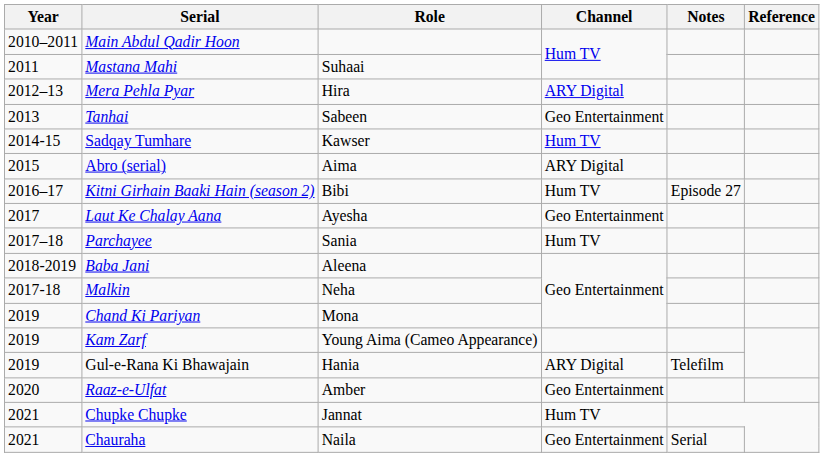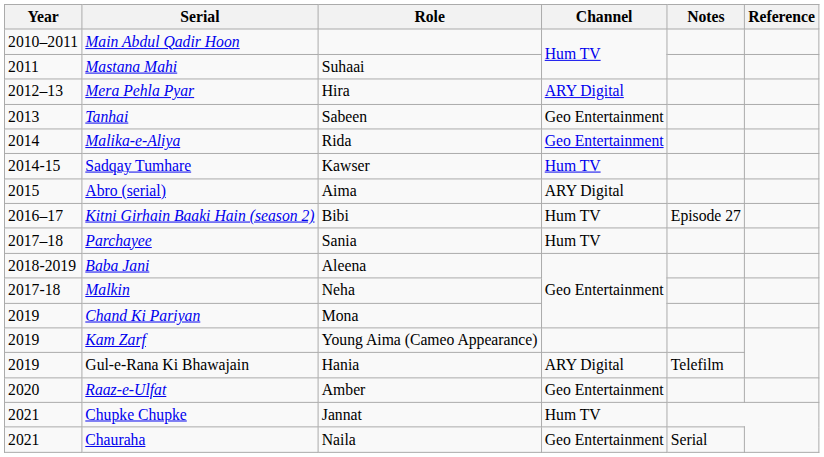+ row: (133, 141)
- row: (153, 215)
